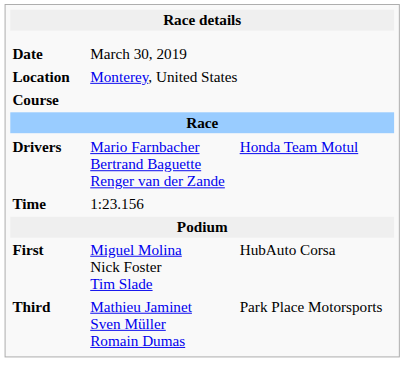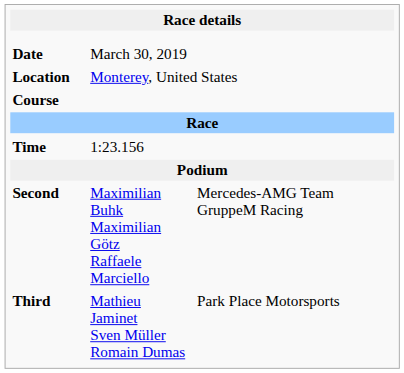- row: (37, 147)
- row: (28, 250)
+ row: (36, 193)
